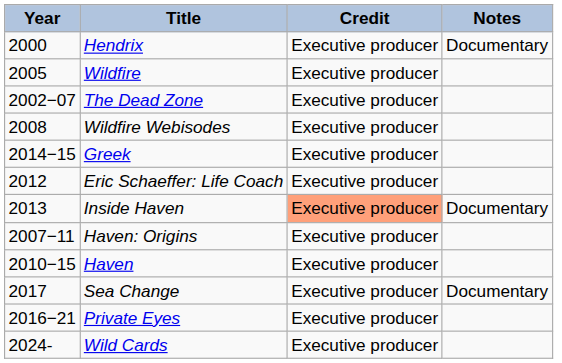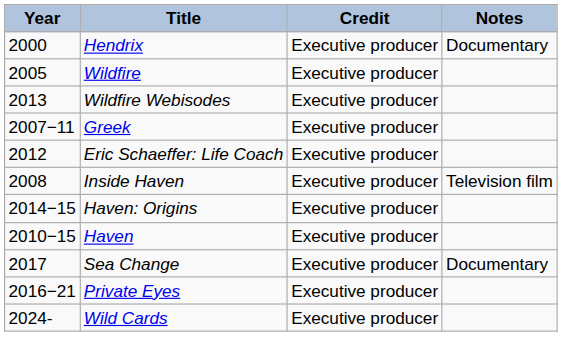- row: (143, 100)
(28, 127) 2008 -> (28, 100) 2013
(42, 154) 2014−15 -> (42, 127) 2007−11
(28, 209) 2013 -> (28, 181) 2008
(365, 209) lightsalmon background -> (365, 181) no background
(497, 209) Documentary -> (500, 181) Television film
(42, 236) 2007−11 -> (42, 209) 2014−15
